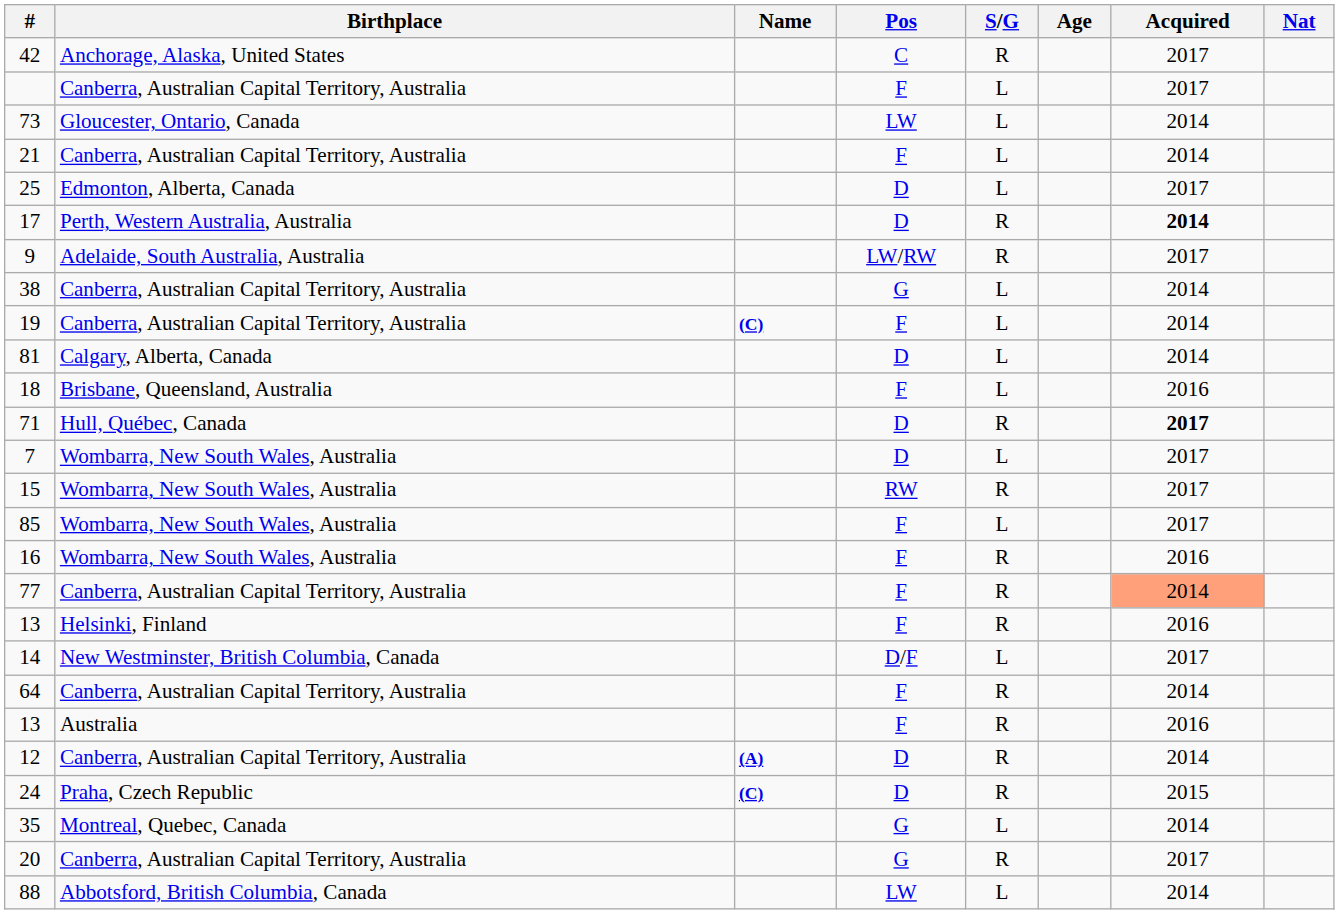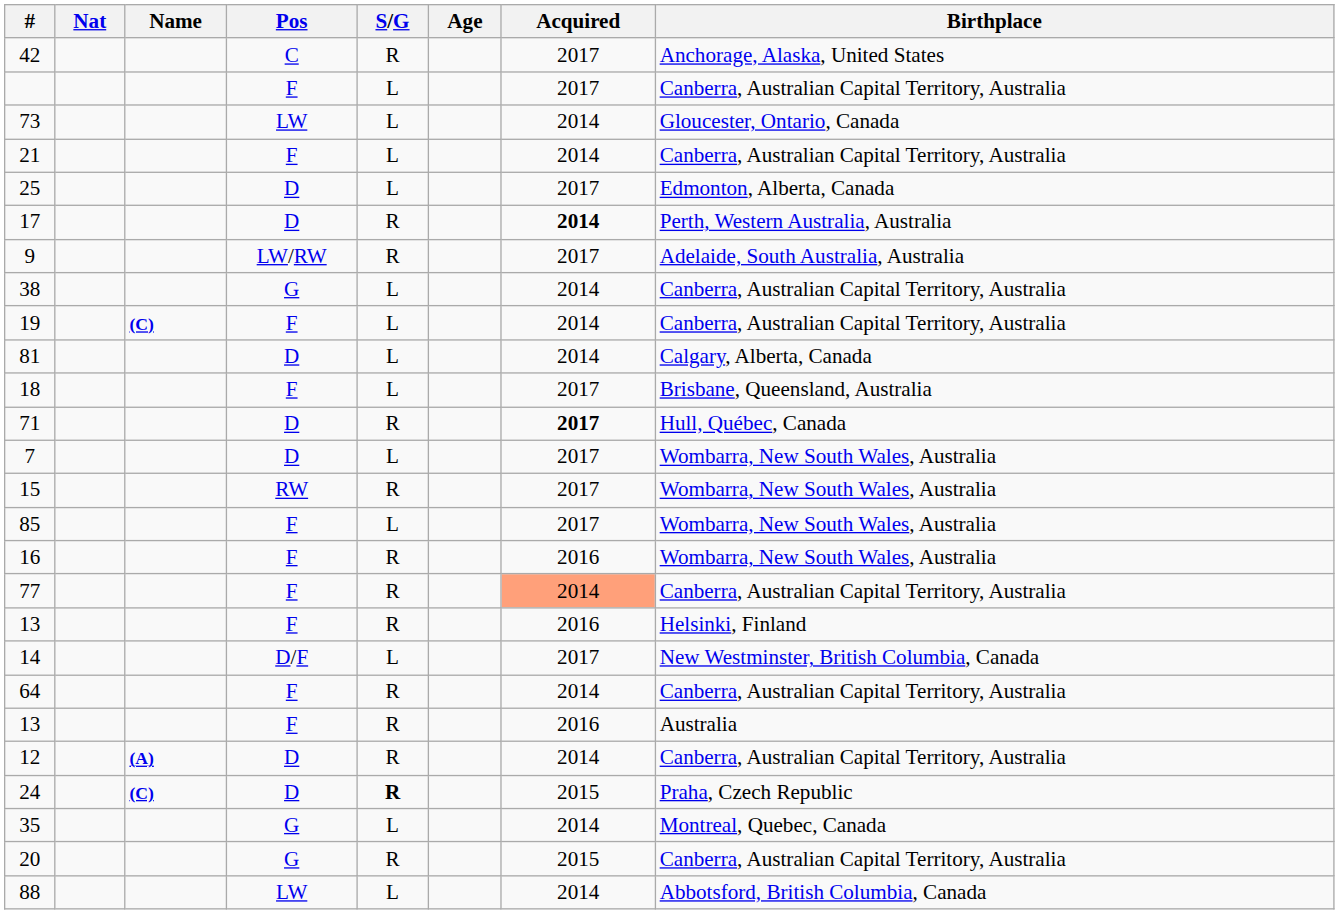columns swapped: (1299, 21) <-> (395, 21)
(1188, 389) 2016 -> (578, 389) 2017
(1002, 791) normal -> (393, 791) bold
(1188, 858) 2017 -> (578, 858) 2015
